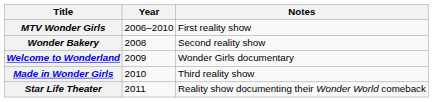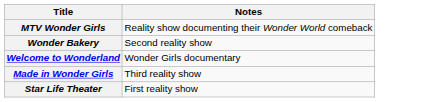- column: (149, 12)
(215, 27) First reality show -> (249, 27) Reality show documenting their Wonder World comeback
(302, 89) Reality show documenting their Wonder World comeback -> (161, 89) First reality show
